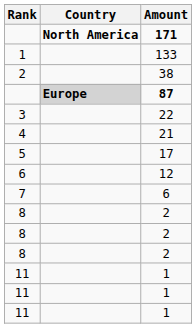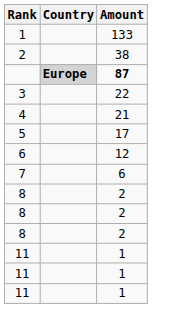- row: (22, 34)
